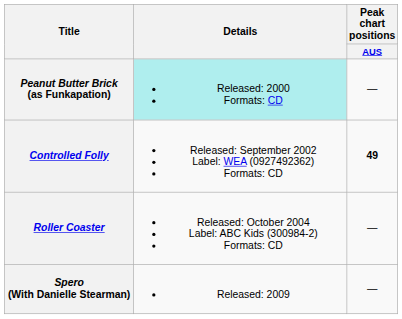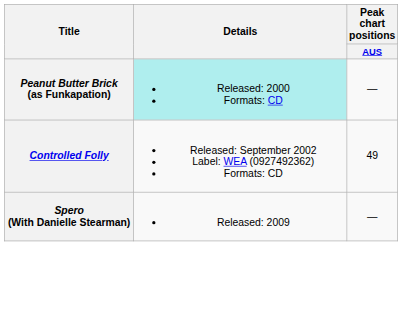(372, 156) bold -> (372, 156) normal
- row: (69, 228)
